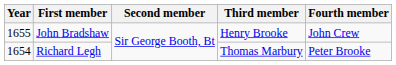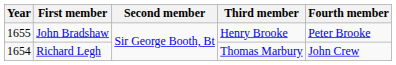(334, 32) John Crew -> (339, 32) Peter Brooke
(339, 51) Peter Brooke -> (334, 51) John Crew
